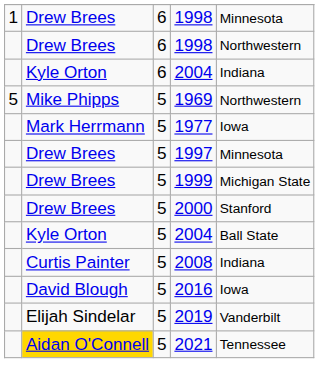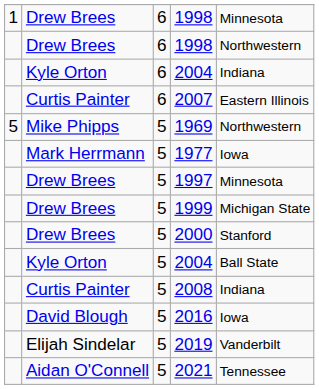+ row: (13, 100)
(87, 343) gold background -> (87, 371) no background
